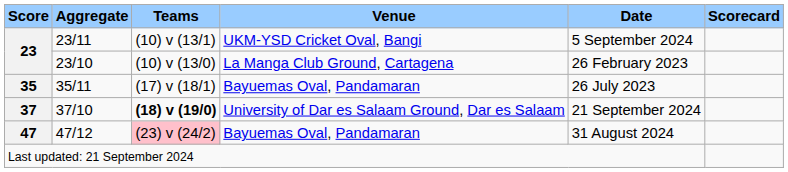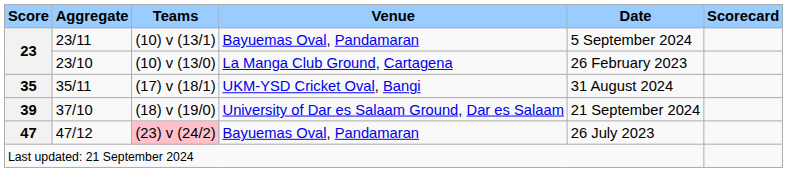(322, 40) UKM-YSD Cricket Oval, Bangi -> (321, 40) Bayuemas Oval, Pandamaran
(322, 86) Bayuemas Oval, Pandamaran -> (322, 86) UKM-YSD Cricket Oval, Bangi
(613, 86) 26 July 2023 -> (622, 86) 31 August 2024
(28, 110) 37 -> (28, 110) 39
(176, 110) bold -> (176, 110) normal
(623, 133) 31 August 2024 -> (613, 133) 26 July 2023
